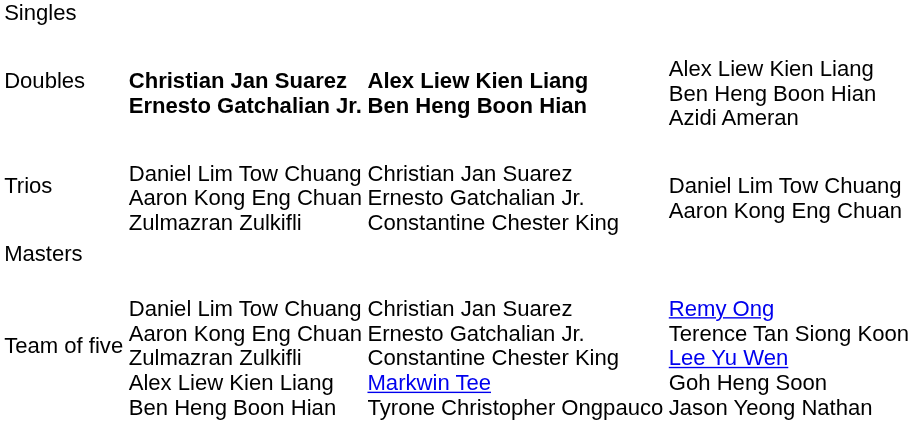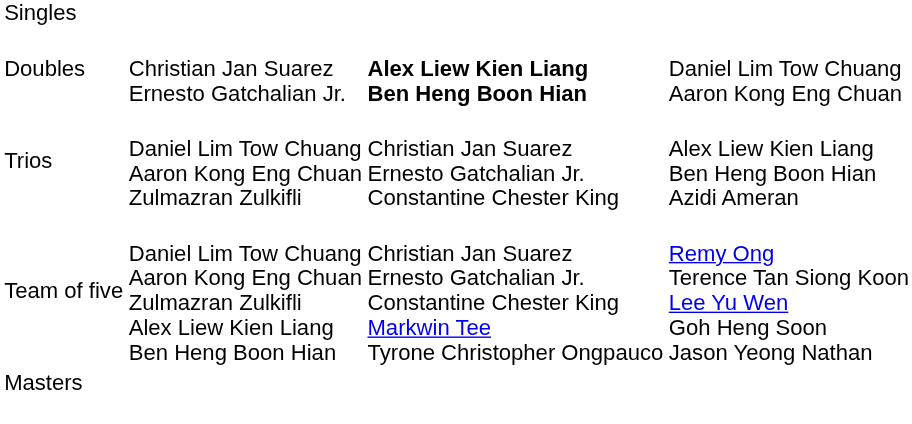(245, 93) bold -> (237, 80) normal
(773, 93) Alex Liew Kien Liang Ben Heng Boon Hian Azidi Ameran -> (785, 80) Daniel Lim Tow Chuang Aaron Kong Eng Chuan
(785, 198) Daniel Lim Tow Chuang Aaron Kong Eng Chuan -> (773, 173) Alex Liew Kien Liang Ben Heng Boon Hian Azidi Ameran
rows swapped: (64, 345) <-> (43, 253)
